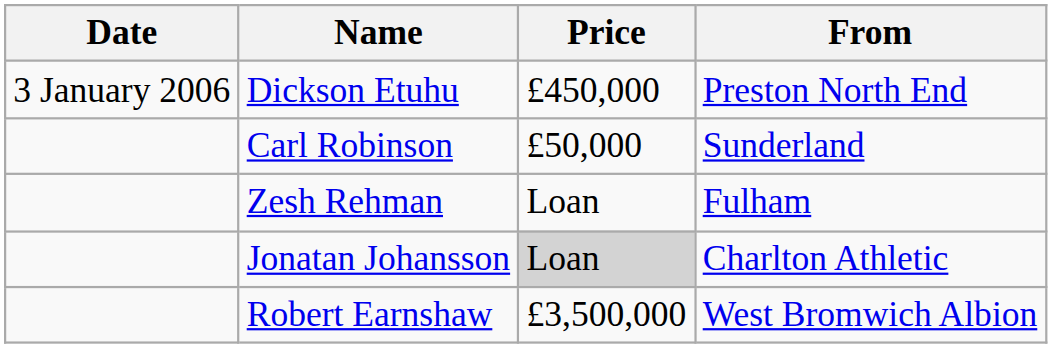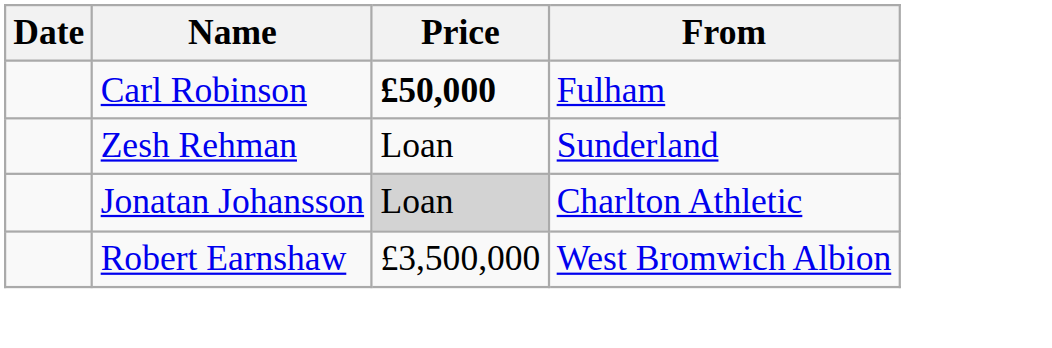- row: (353, 88)
(584, 145) normal -> (438, 88) bold
(784, 145) Sunderland -> (611, 88) Fulham
(757, 201) Fulham -> (638, 145) Sunderland
